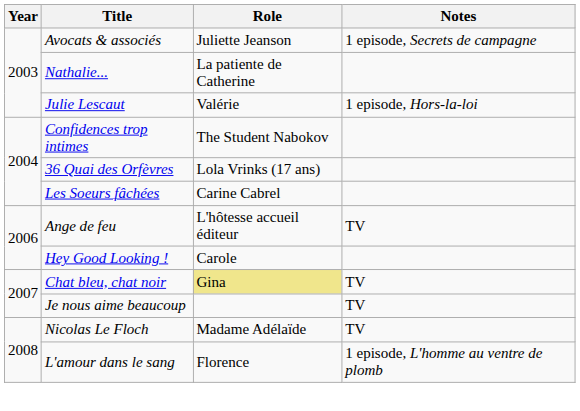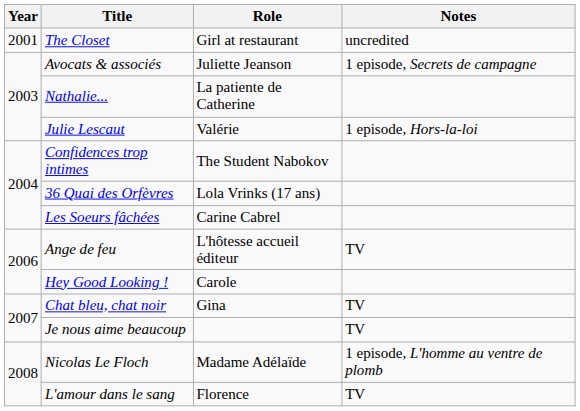+ row: (77, 40)
(211, 281) khaki background -> (211, 305) no background
(355, 329) TV -> (444, 361) 1 episode, L'homme au ventre de plomb
(444, 361) 1 episode, L'homme au ventre de plomb -> (355, 394) TV
